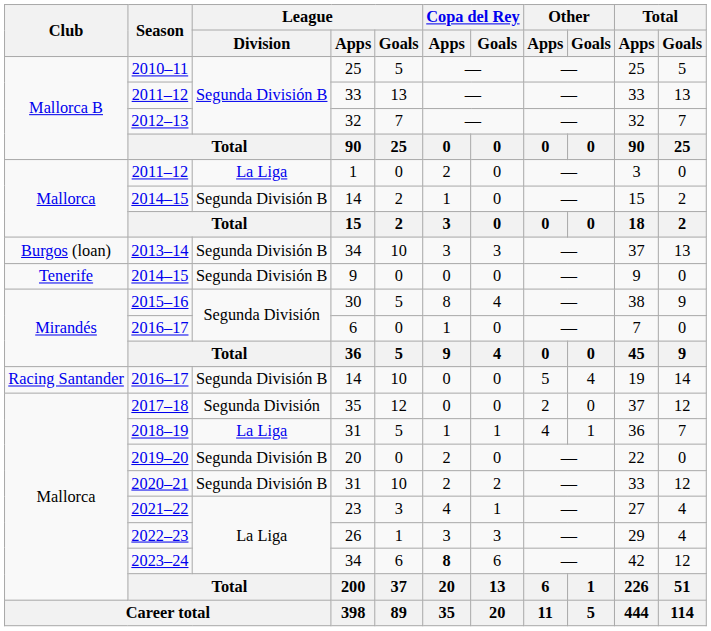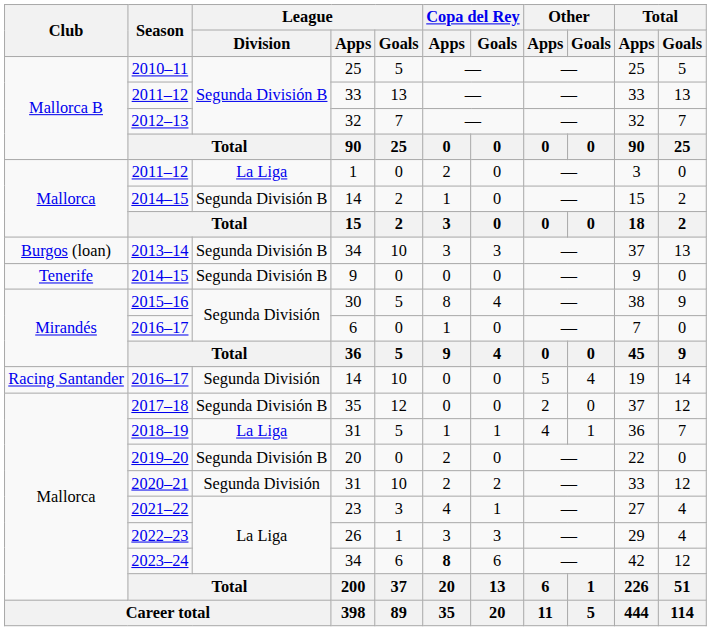(262, 379) Segunda División B -> (262, 379) Segunda División
(262, 405) Segunda División -> (262, 405) Segunda División B
(262, 483) Segunda División B -> (262, 483) Segunda División
